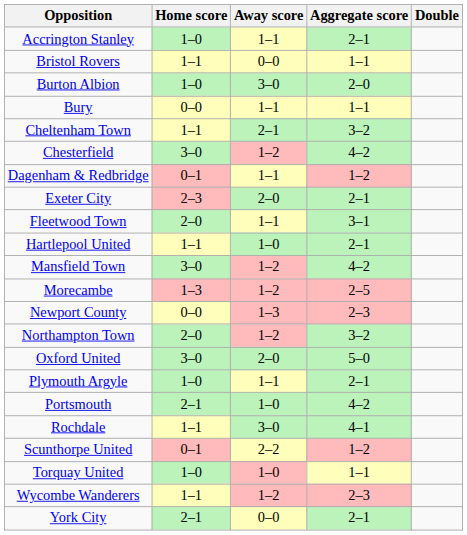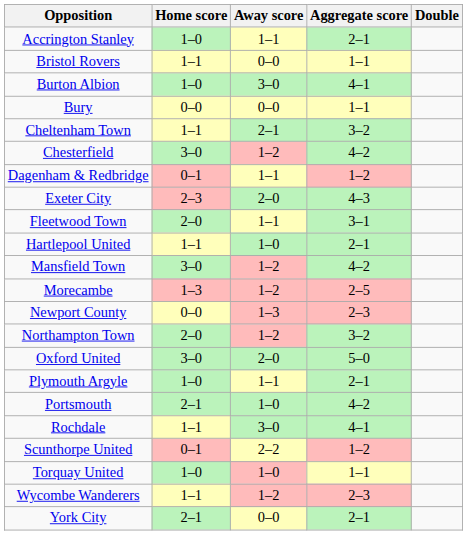(359, 84) 2–0 -> (359, 84) 4–1
(269, 107) 1–1 -> (269, 107) 0–0
(359, 198) 2–1 -> (359, 198) 4–3
